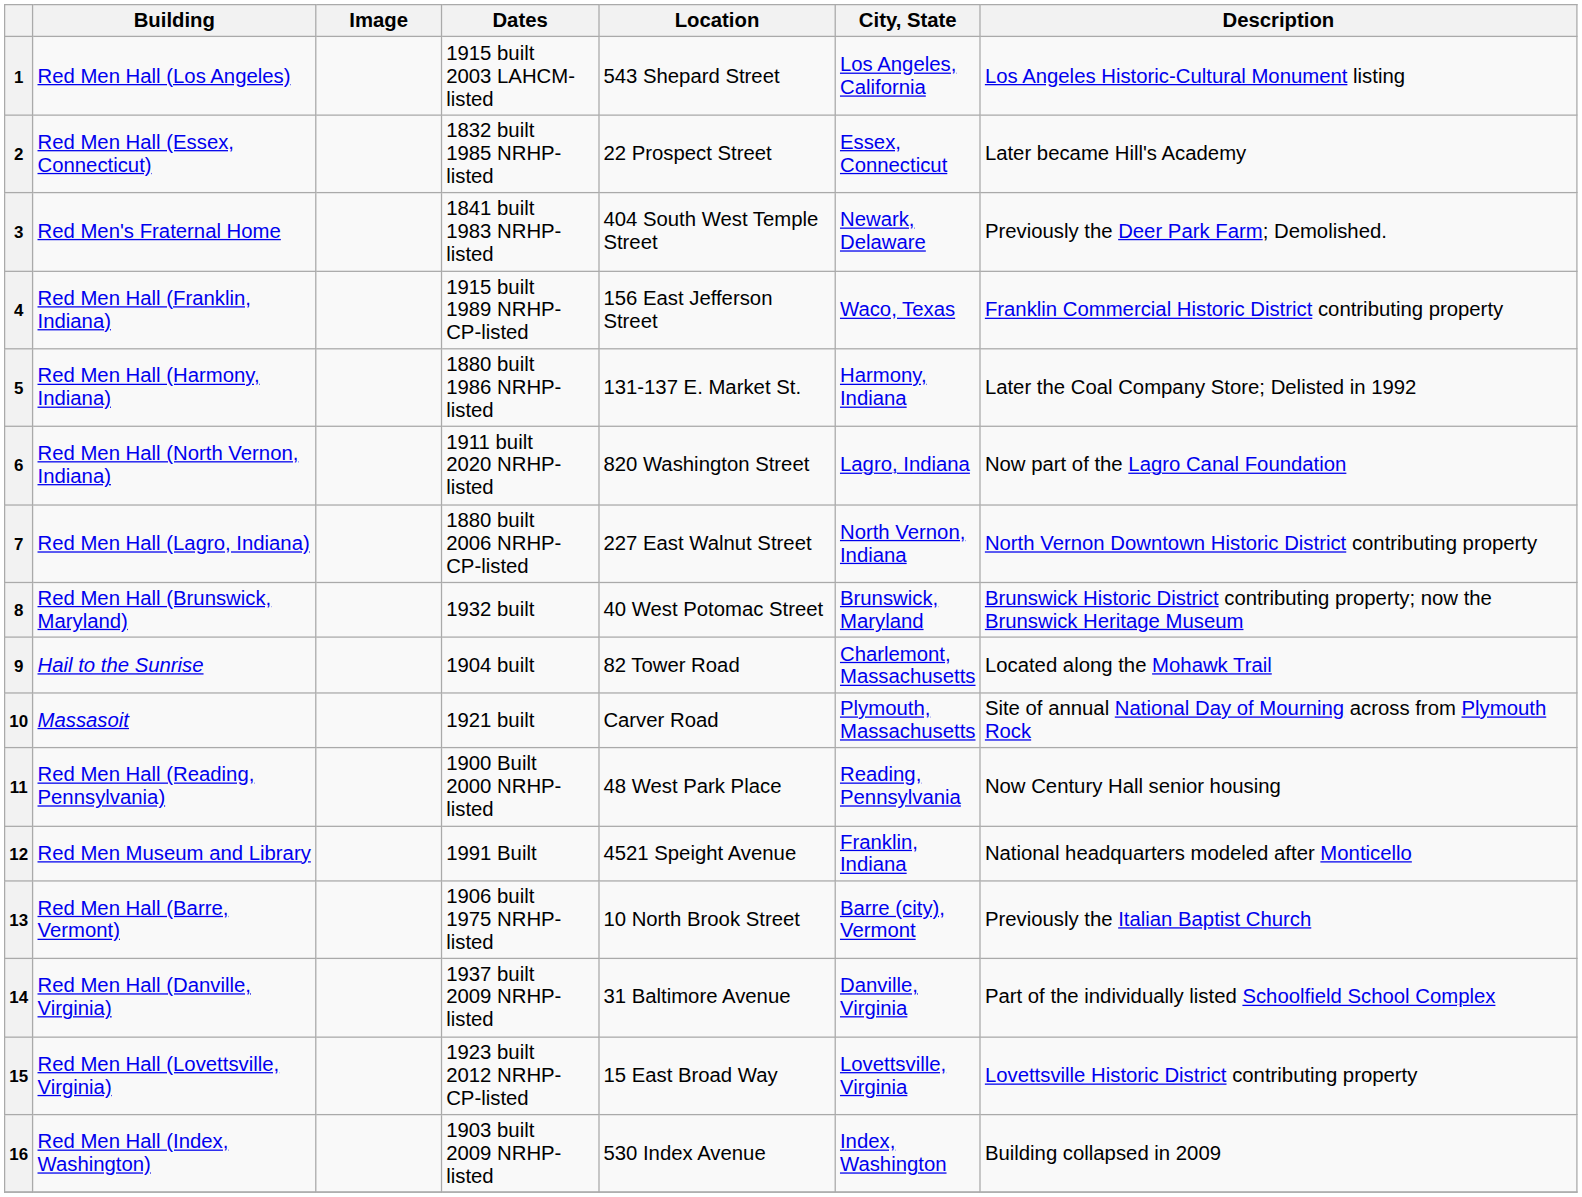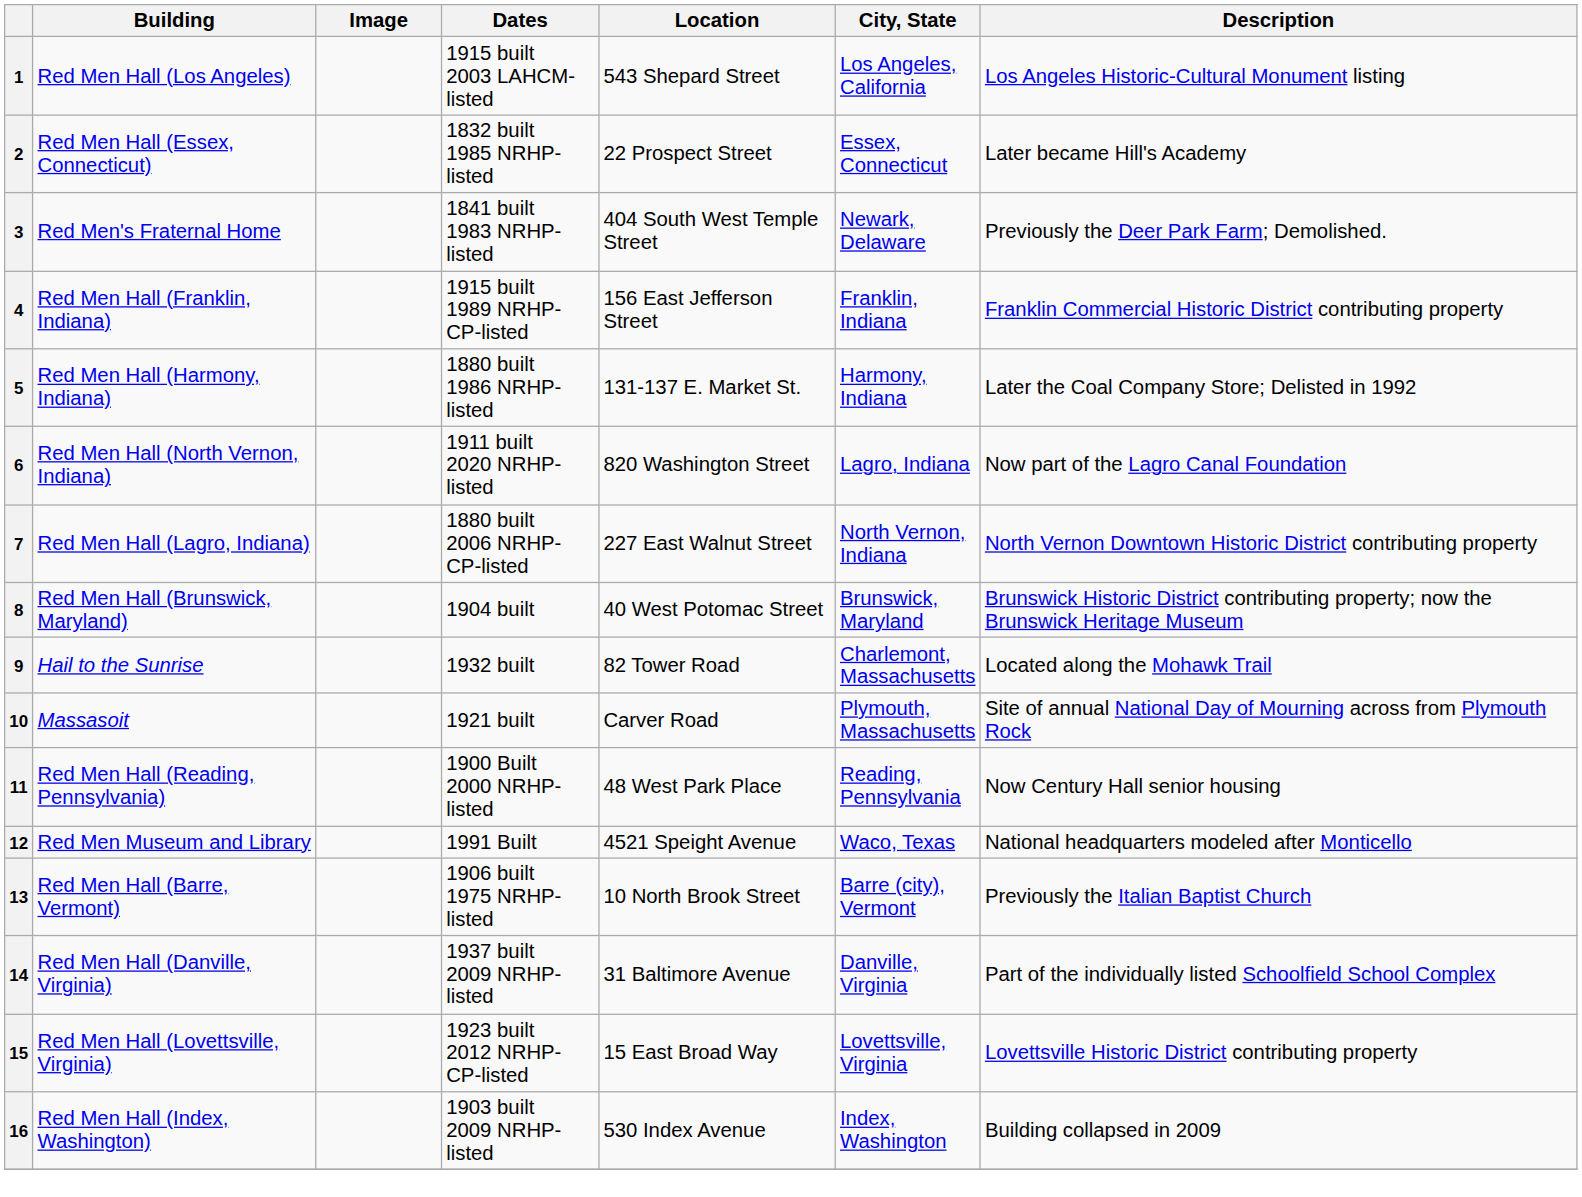(898, 309) Waco, Texas -> (879, 309) Franklin, Indiana
(490, 609) 1932 built -> (490, 609) 1904 built
(490, 664) 1904 built -> (490, 664) 1932 built
(879, 853) Franklin, Indiana -> (898, 841) Waco, Texas
